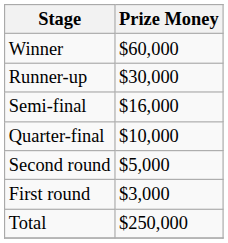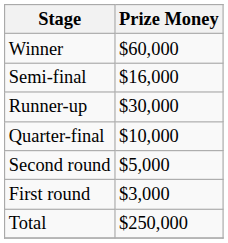rows swapped: (48, 77) <-> (48, 106)
